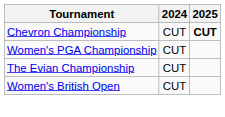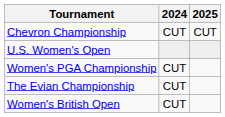(205, 32) bold -> (205, 32) normal
+ row: (59, 50)
